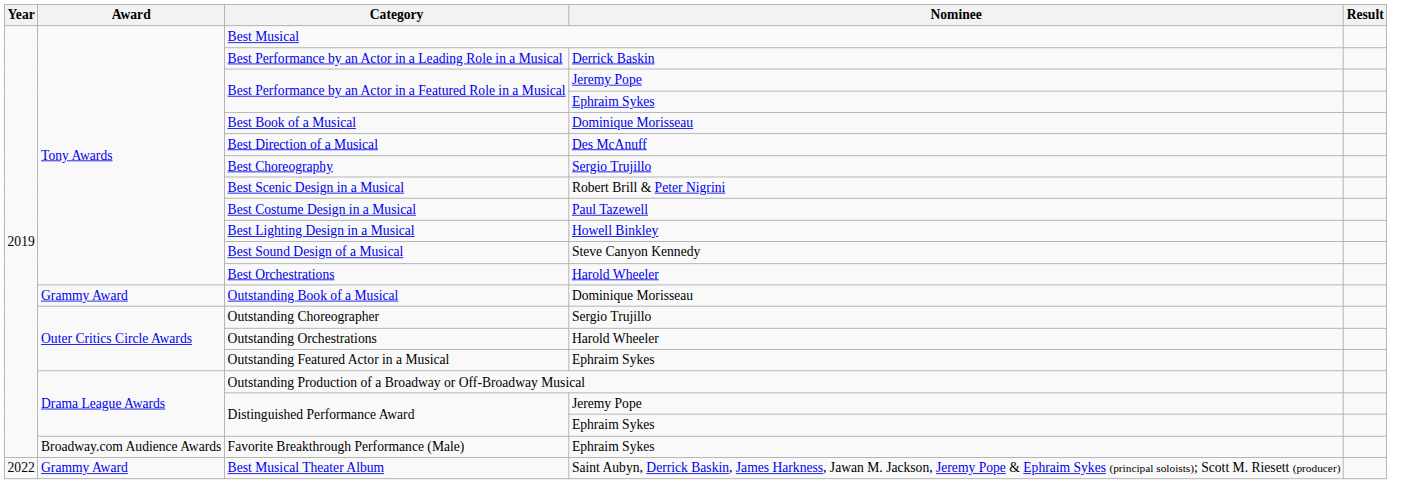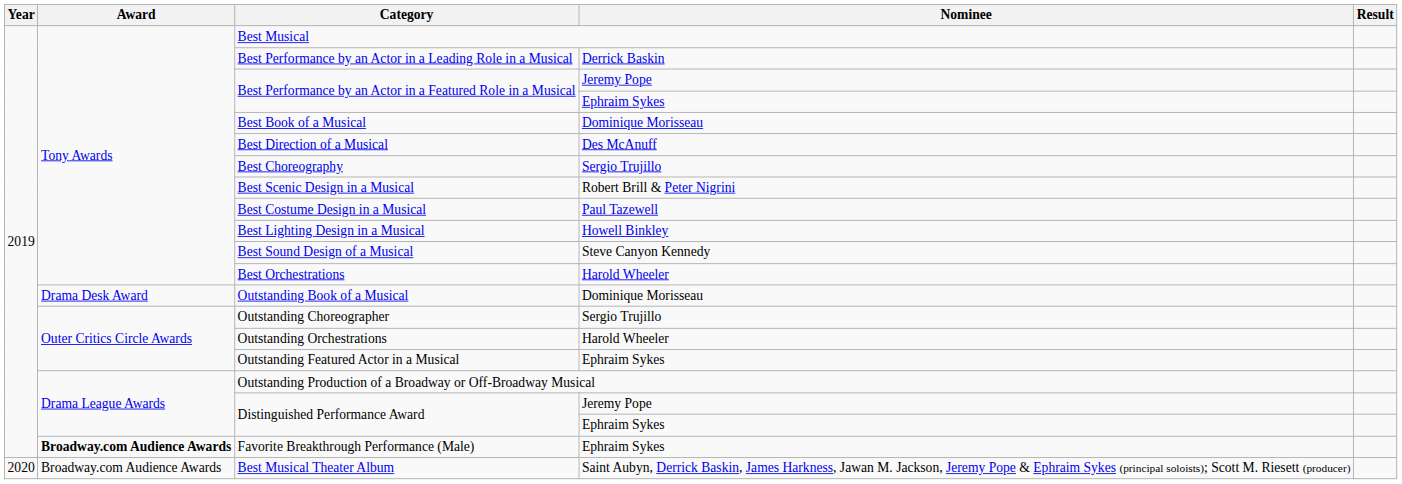(84, 295) Grammy Award -> (94, 295) Drama Desk Award
(131, 446) normal -> (136, 446) bold
(21, 468) 2022 -> (21, 468) 2020
(84, 468) Grammy Award -> (131, 468) Broadway.com Audience Awards
